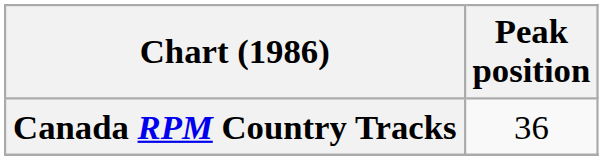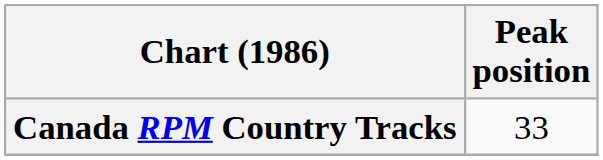(531, 126) 36 -> (531, 126) 33
